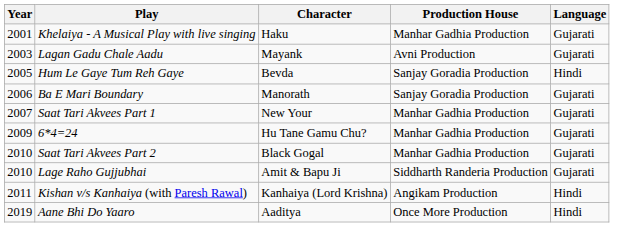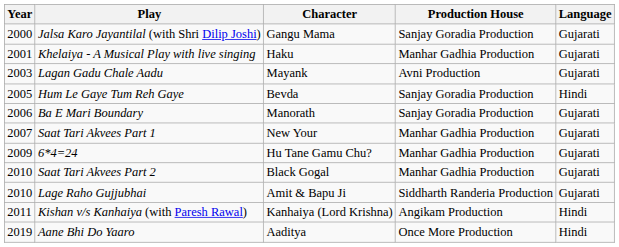+ row: (149, 34)
